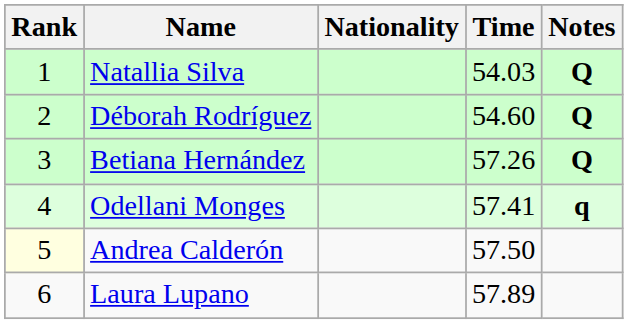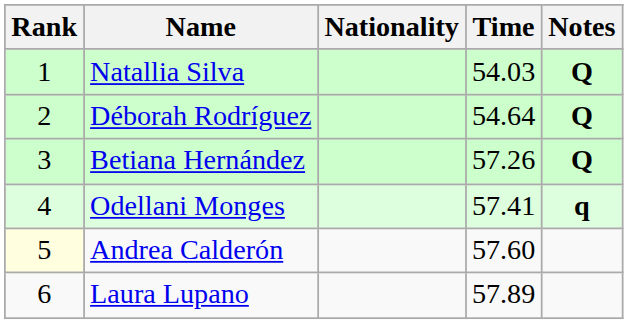(504, 116) 54.60 -> (504, 116) 54.64
(504, 250) 57.50 -> (504, 250) 57.60
